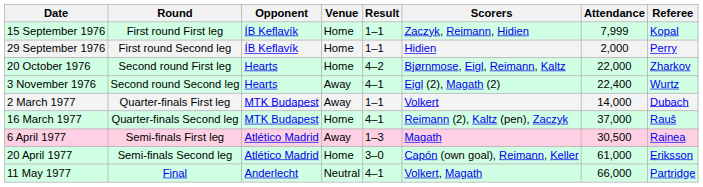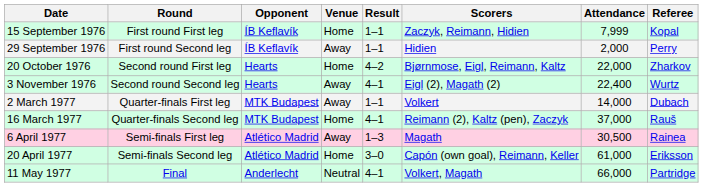(339, 48) Home -> (337, 48) Away
